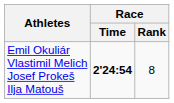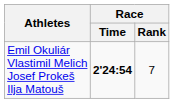(152, 70) 8 -> (152, 70) 7
